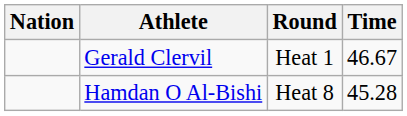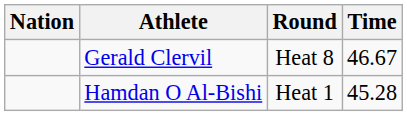(305, 57) Heat 1 -> (305, 57) Heat 8
(305, 92) Heat 8 -> (305, 92) Heat 1
